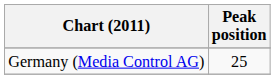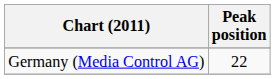(239, 61) 25 -> (239, 61) 22
